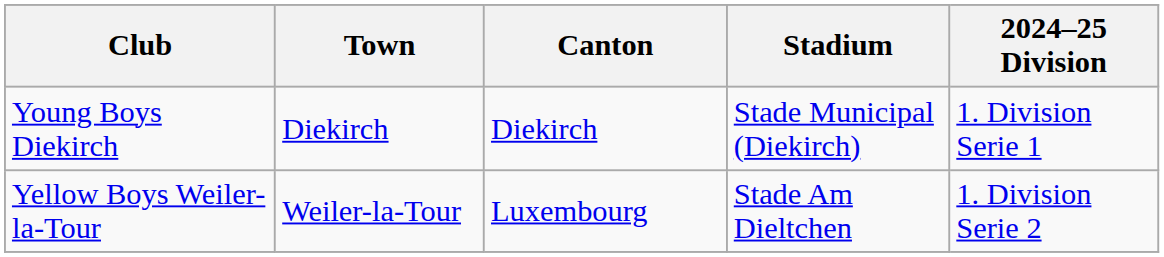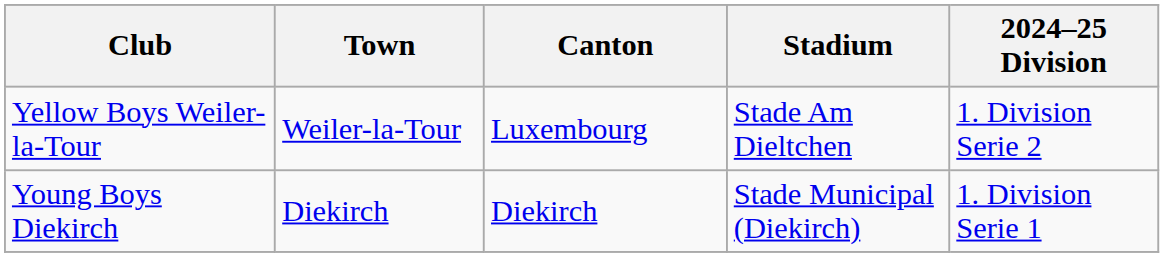rows swapped: (139, 210) <-> (87, 128)
